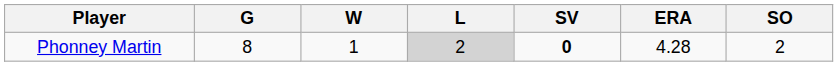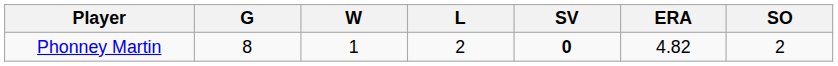(460, 46) lightgrey background -> (460, 46) no background
(673, 46) 4.28 -> (673, 46) 4.82
